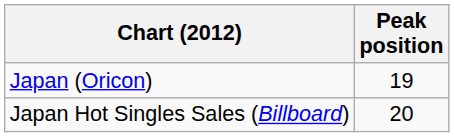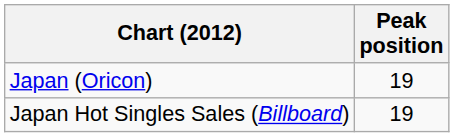(401, 114) 20 -> (401, 114) 19
